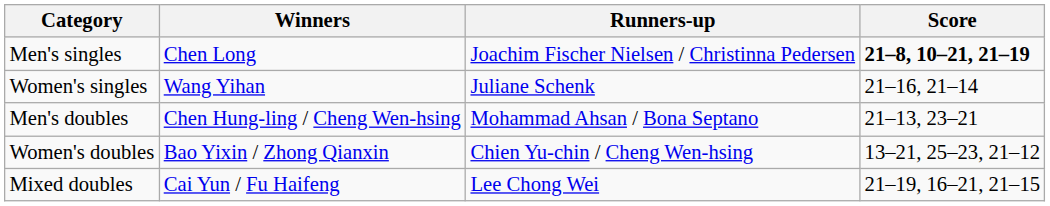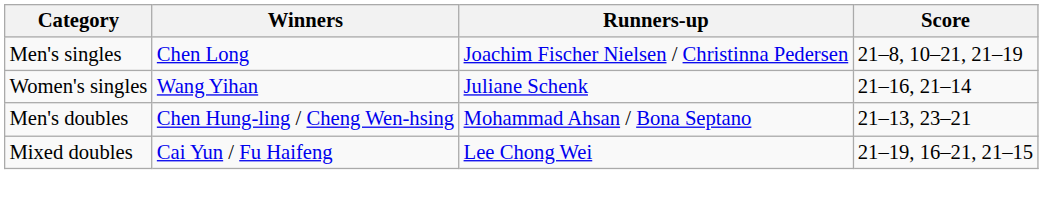(947, 53) bold -> (940, 53) normal
- row: (82, 151)
